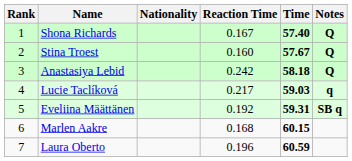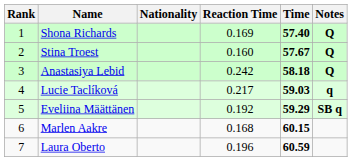(240, 33) 0.167 -> (240, 33) 0.169
(296, 109) 59.31 -> (296, 109) 59.29
